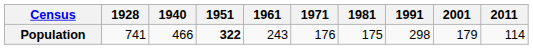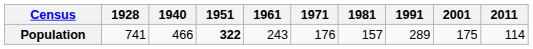(372, 35) 175 -> (372, 35) 157
(420, 35) 298 -> (420, 35) 289
(467, 35) 179 -> (467, 35) 175
